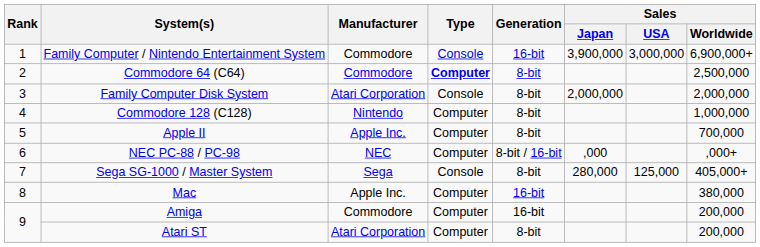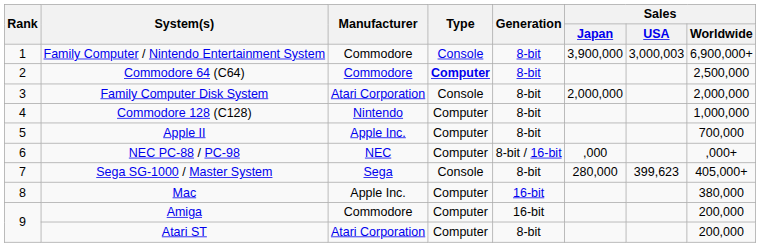(529, 53) 16-bit -> (529, 53) 8-bit
(656, 53) 3,000,000 -> (656, 53) 3,000,003
(656, 172) 125,000 -> (656, 172) 399,623
